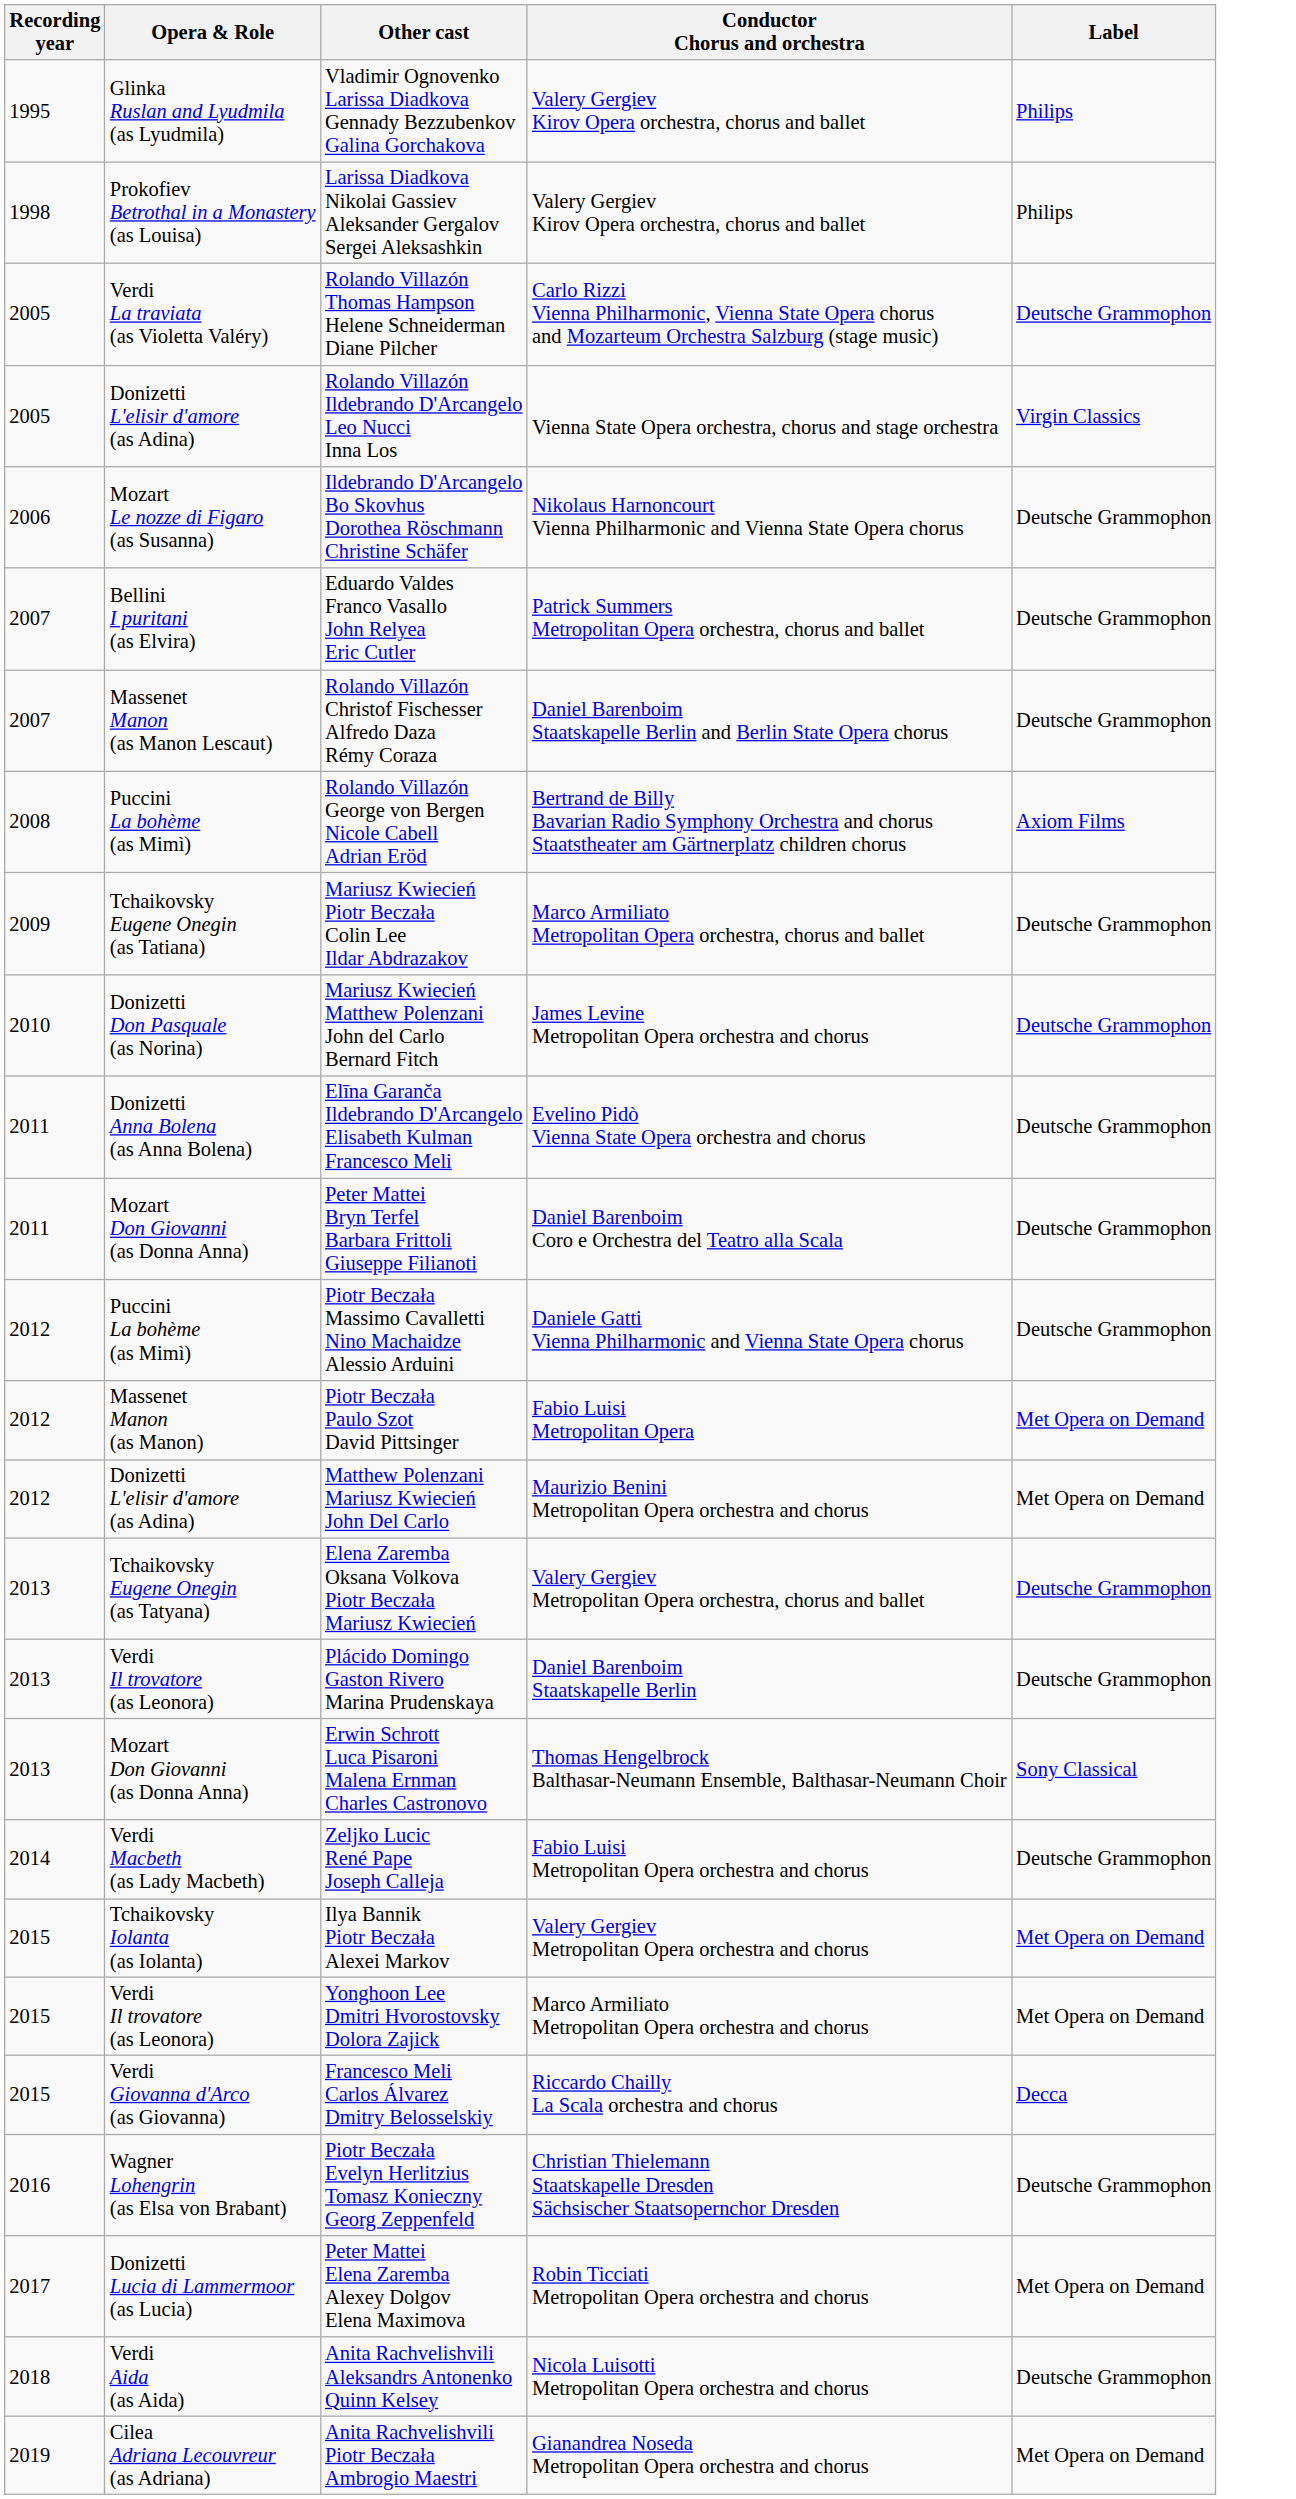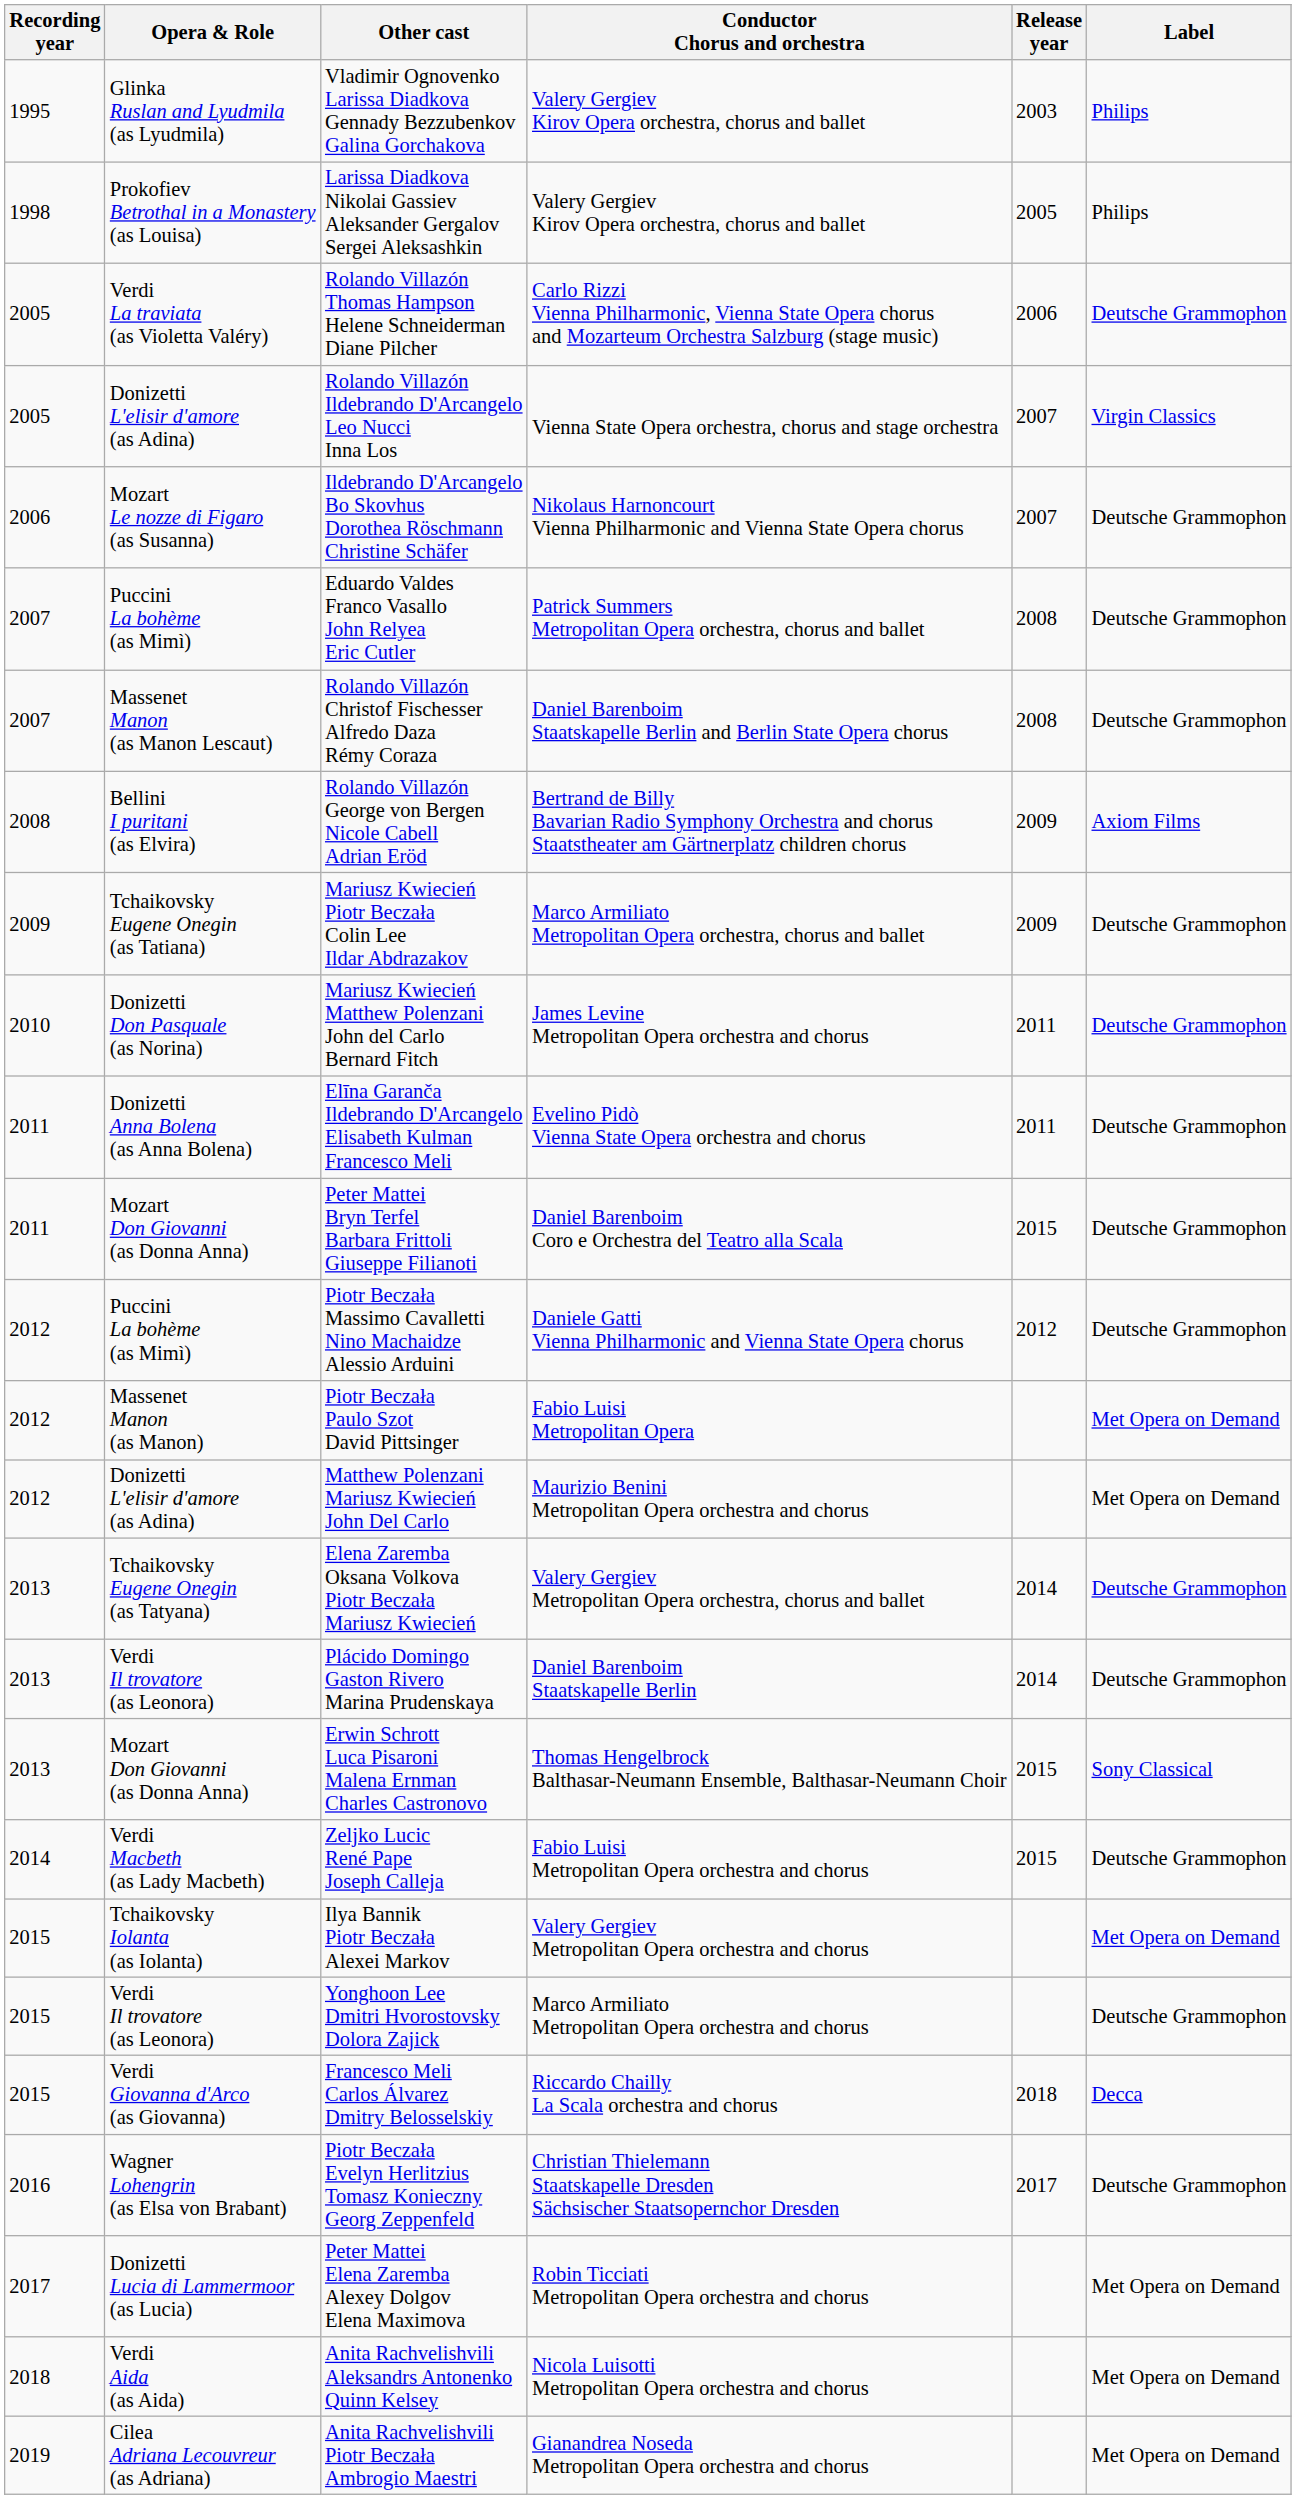+ column: (1049, 32)
(153, 618) Bellini I puritani (as Elvira) -> (155, 618) Puccini La bohème (as Mimì)
(155, 822) Puccini La bohème (as Mimì) -> (153, 822) Bellini I puritani (as Elvira)
(1110, 2016) Met Opera on Demand -> (1189, 2016) Deutsche Grammophon
(1114, 2376) Deutsche Grammophon -> (1186, 2376) Met Opera on Demand
